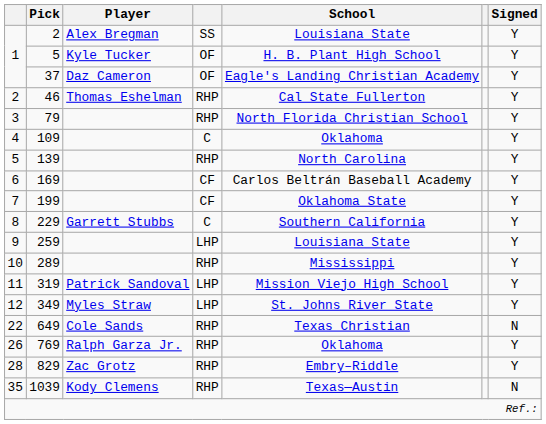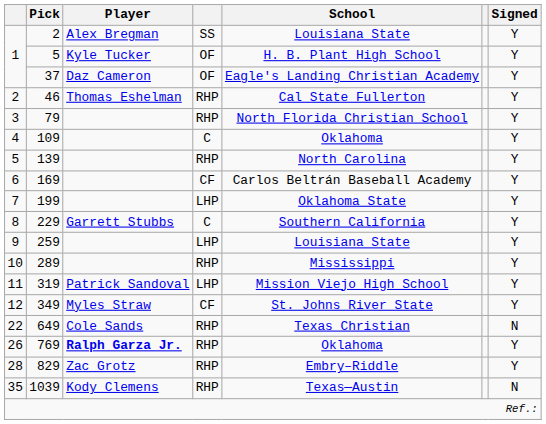(207, 202) CF -> (207, 202) LHP
(207, 306) LHP -> (207, 306) CF
(124, 347) normal -> (124, 347) bold
